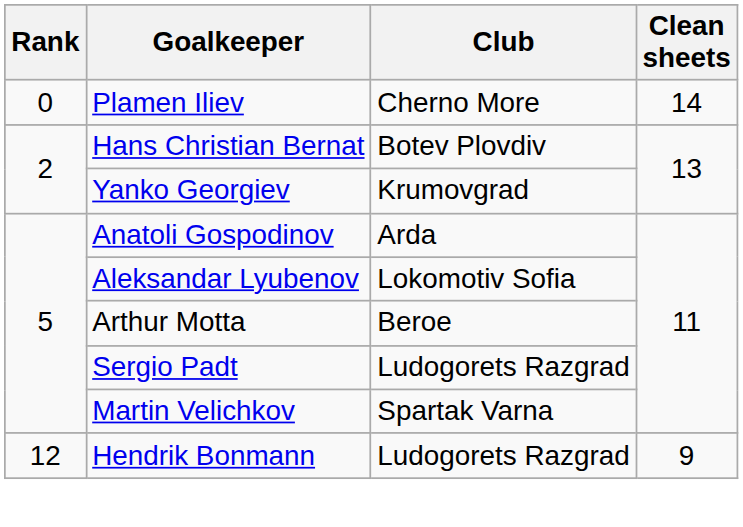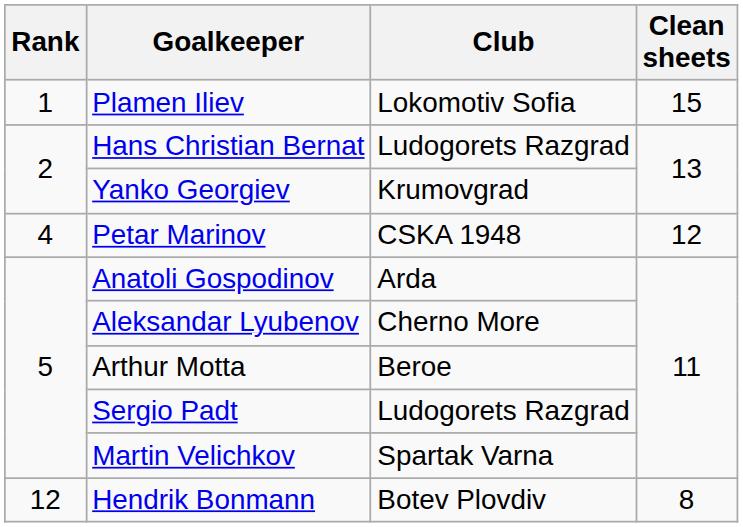(45, 102) 0 -> (45, 102) 1
(459, 102) Cherno More -> (476, 102) Lokomotiv Sofia
(687, 102) 14 -> (687, 102) 15
(462, 146) Botev Plovdiv -> (504, 146) Ludogorets Razgrad
+ row: (179, 234)
(476, 278) Lokomotiv Sofia -> (459, 322) Cherno More
(504, 455) Ludogorets Razgrad -> (462, 499) Botev Plovdiv
(687, 455) 9 -> (687, 499) 8
